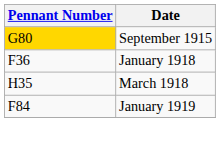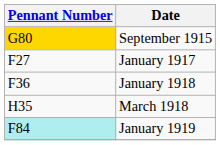+ row: (157, 60)
(19, 106) no background -> (19, 128) paleturquoise background
